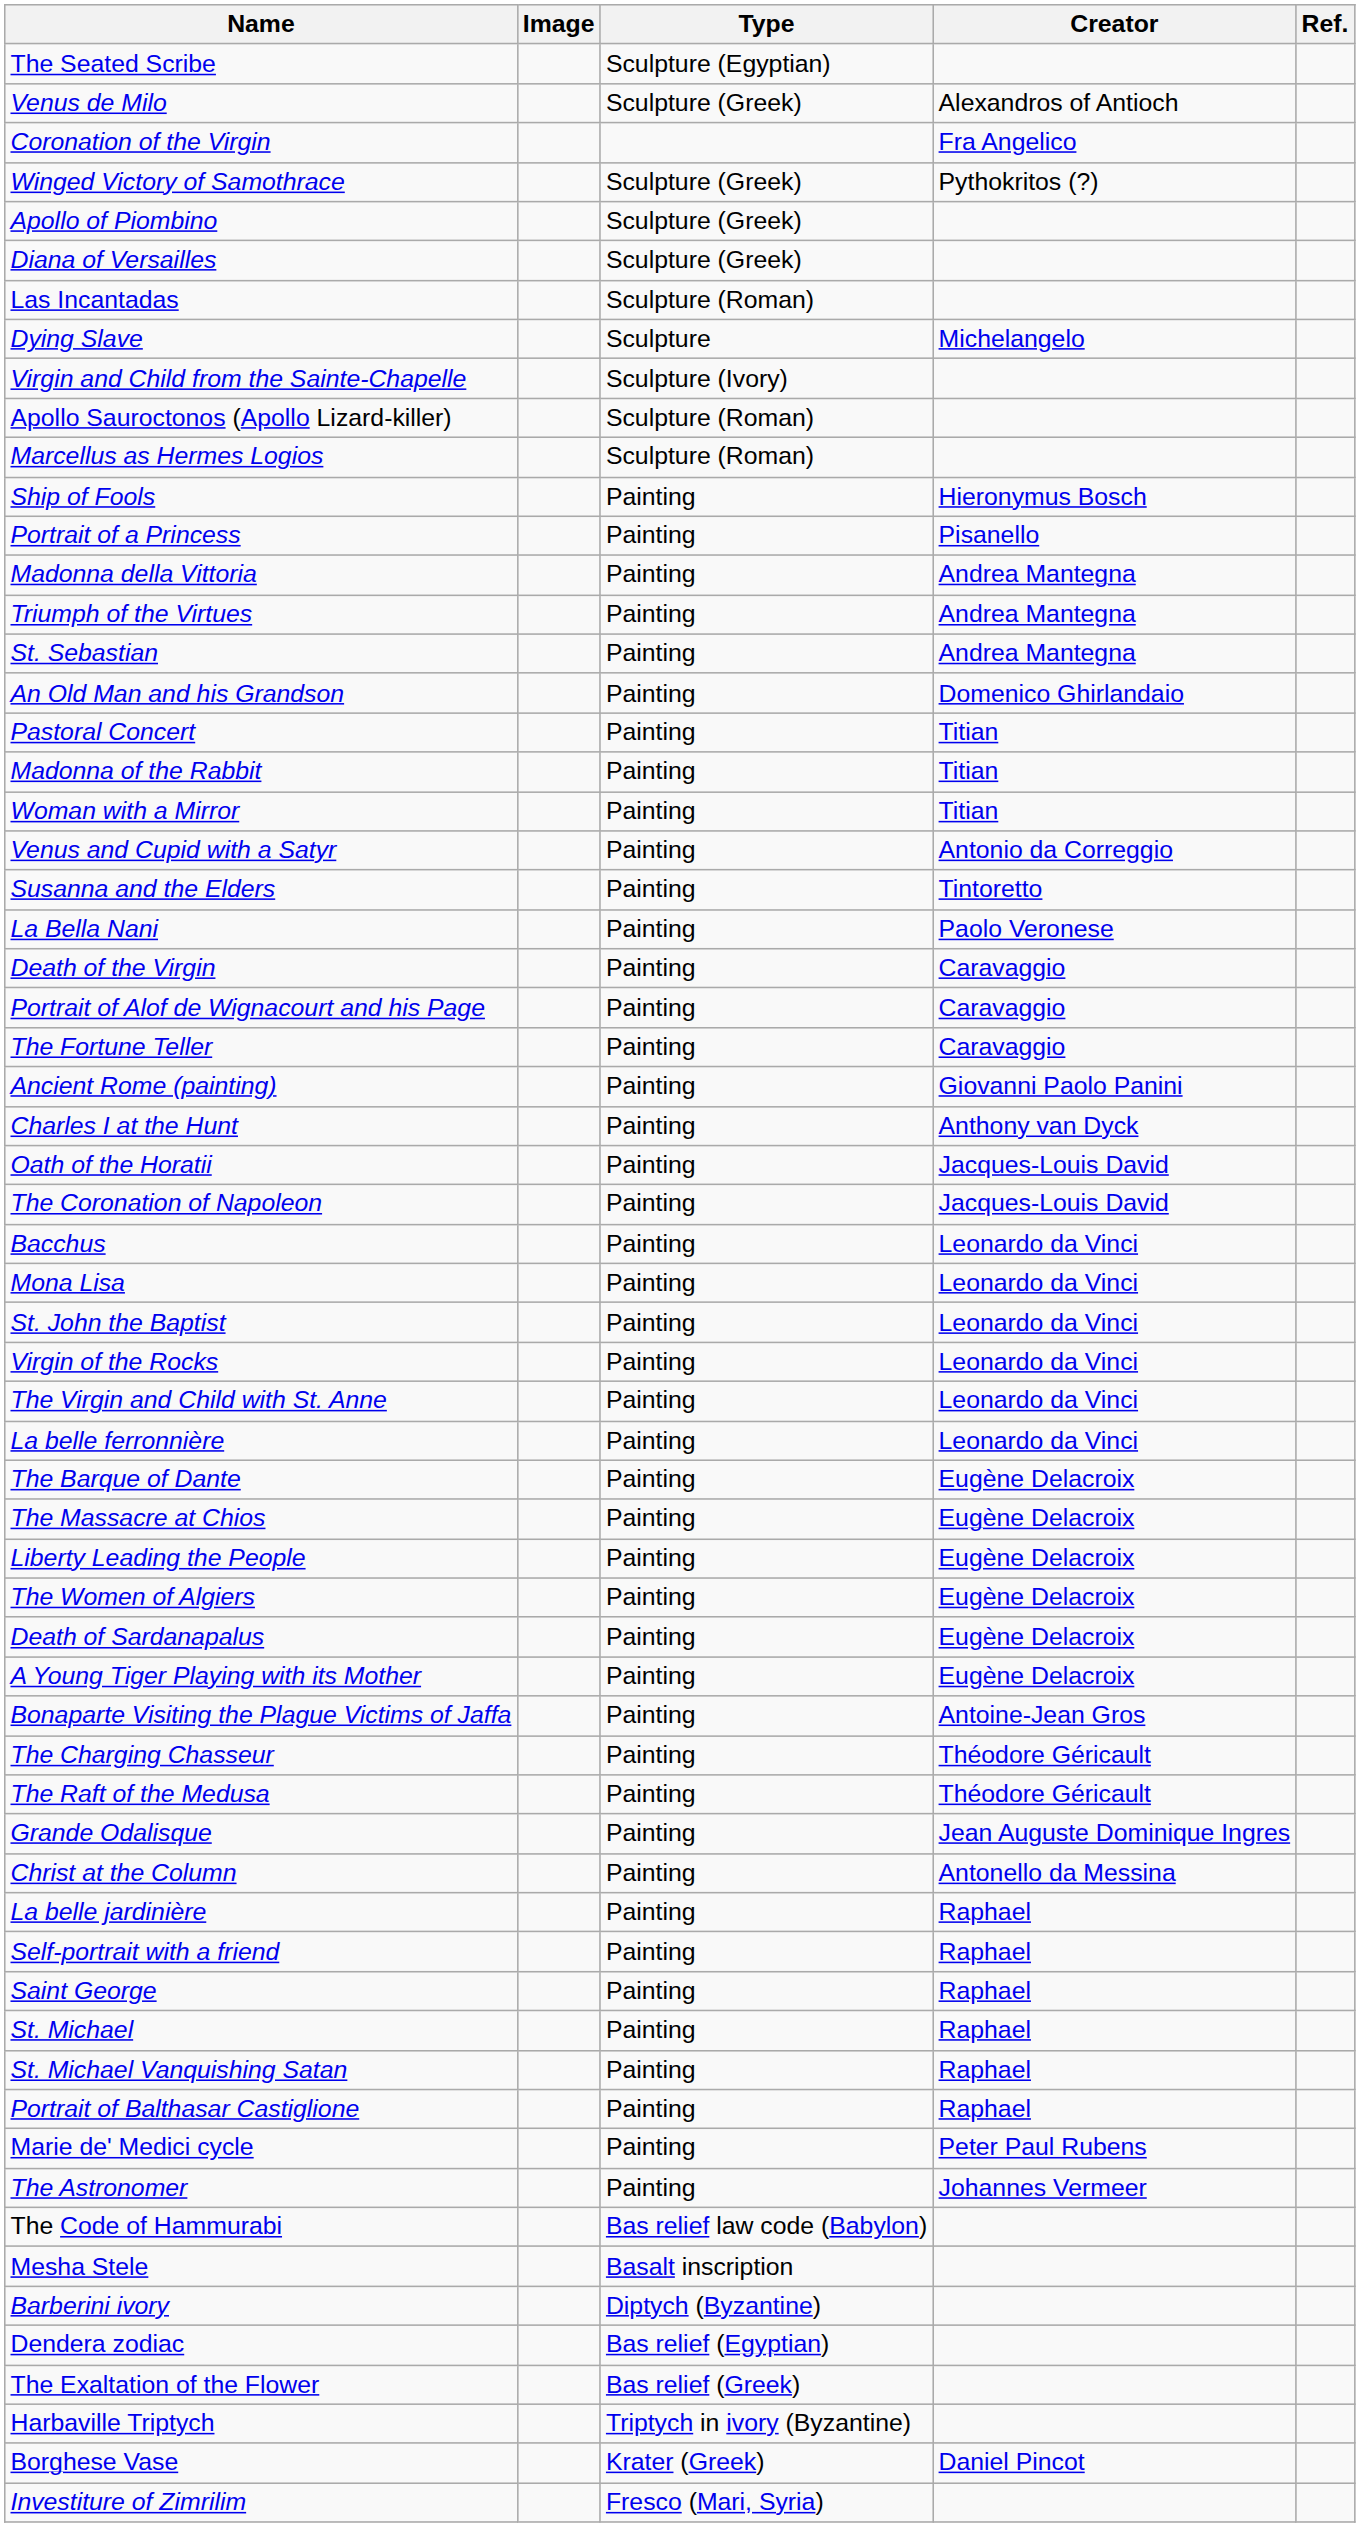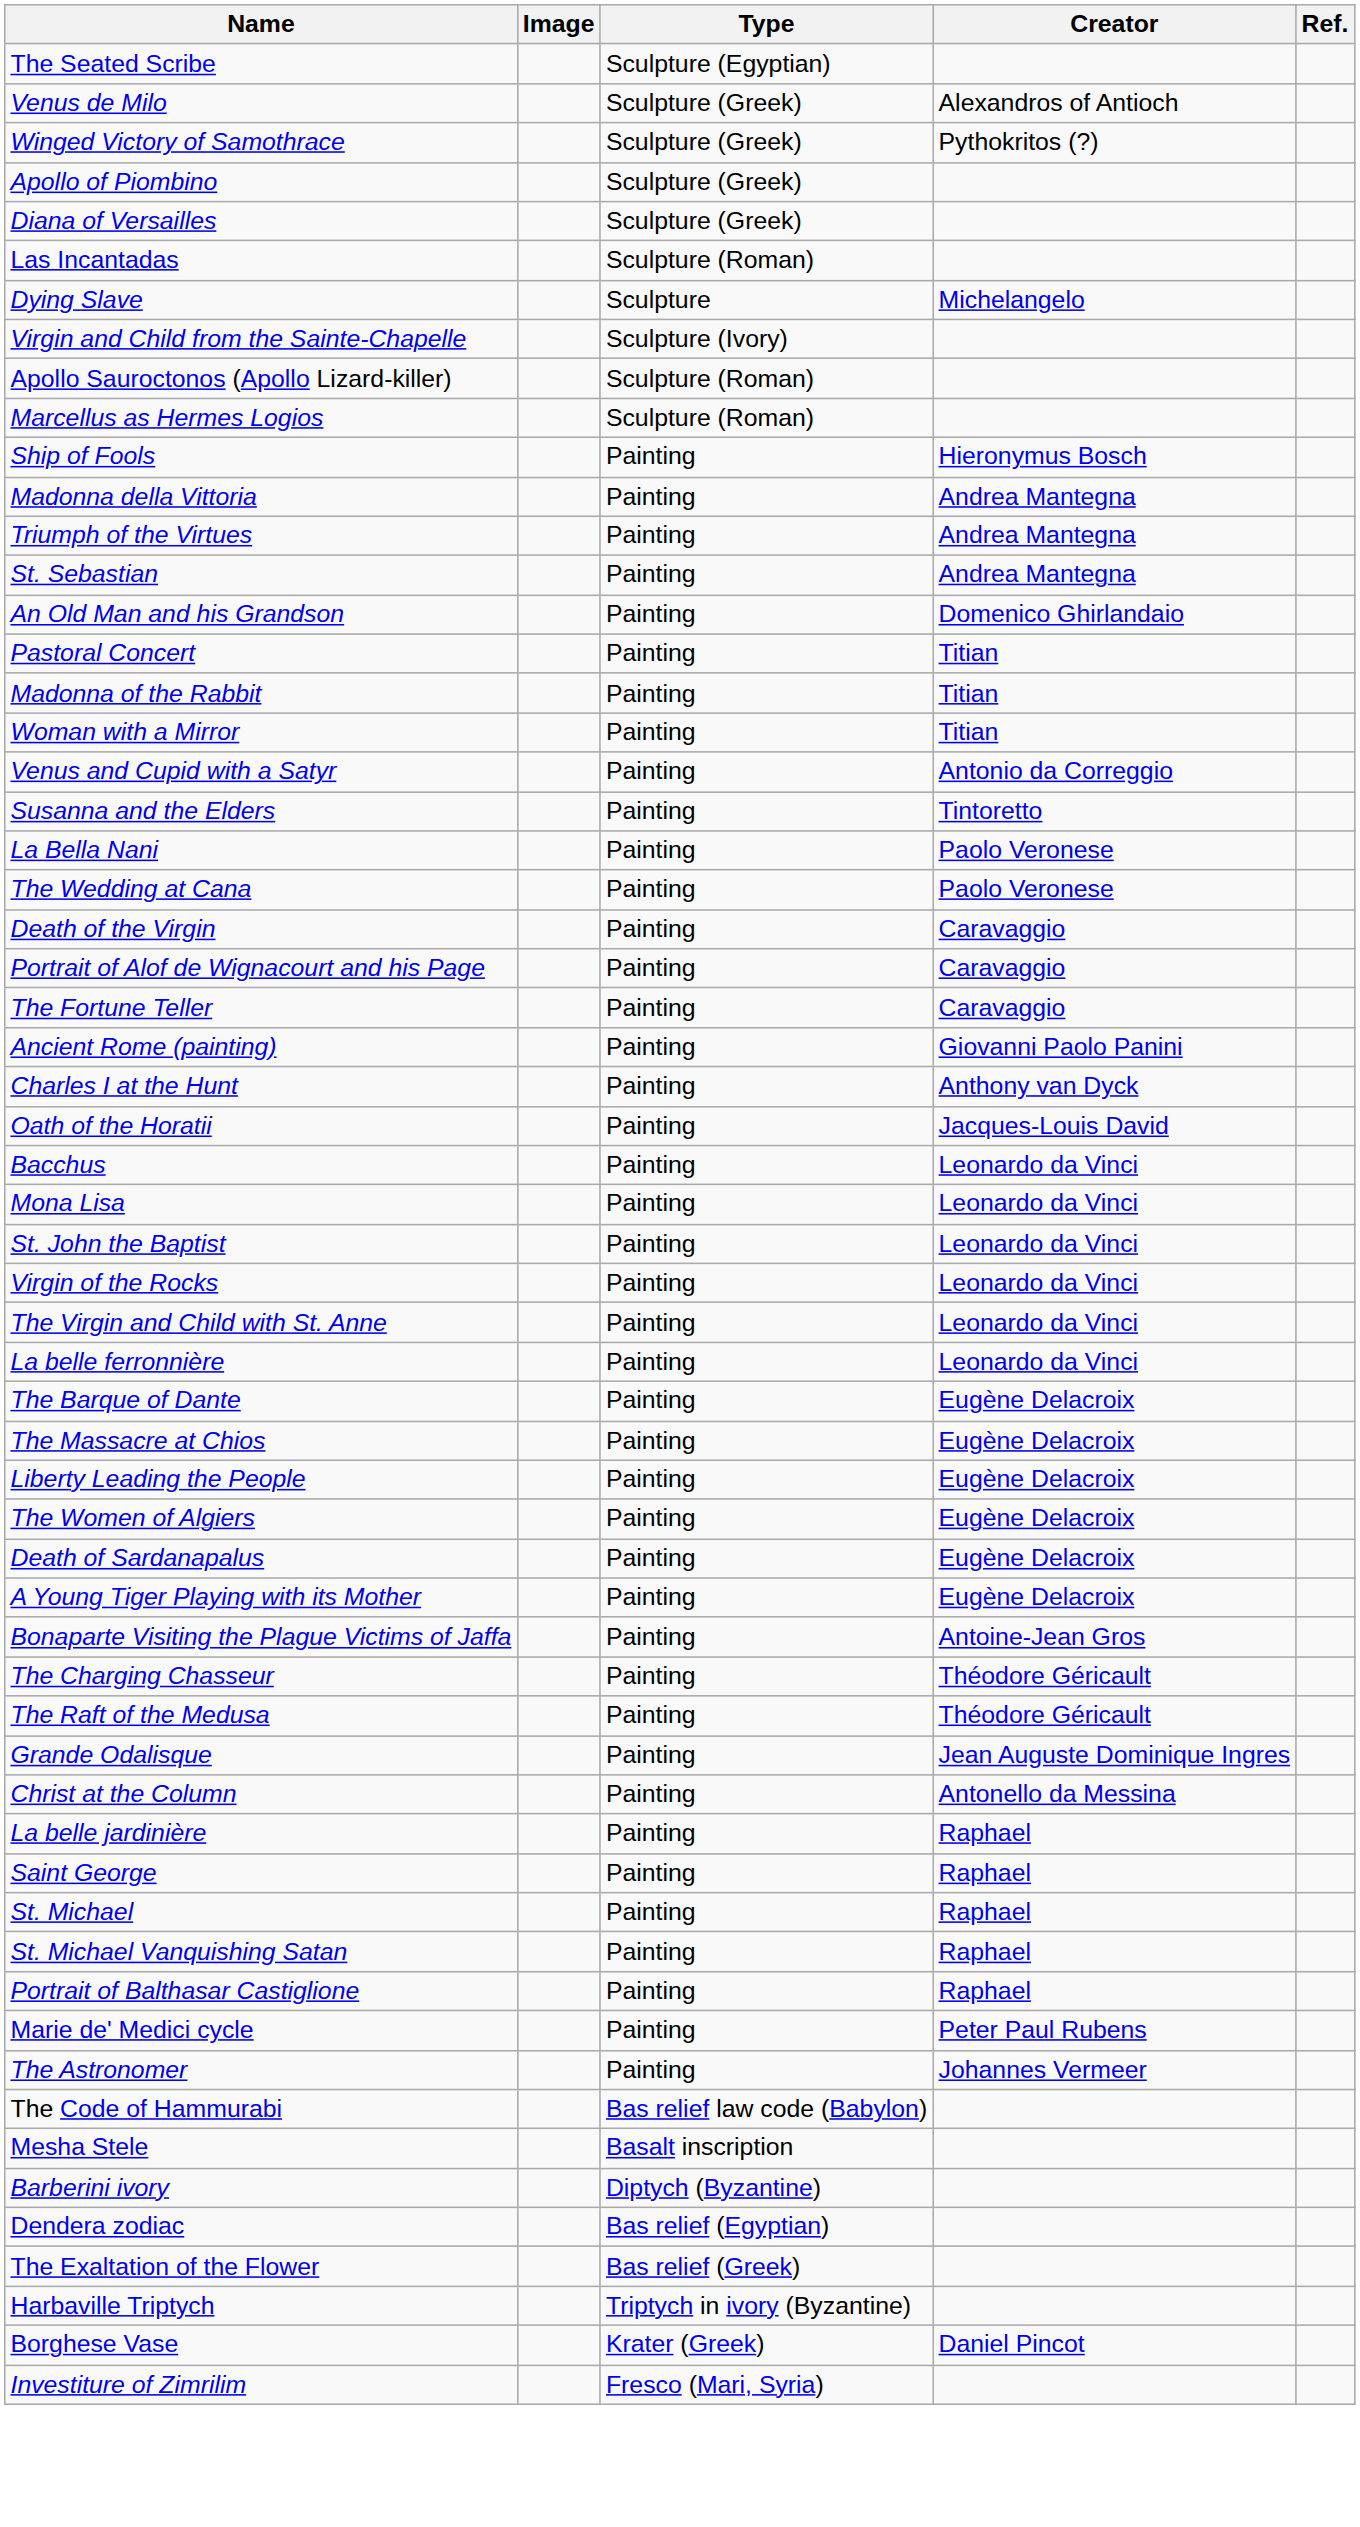- row: (141, 142)
- row: (126, 535)
+ row: (131, 889)
- row: (166, 1204)
- row: (145, 1951)
